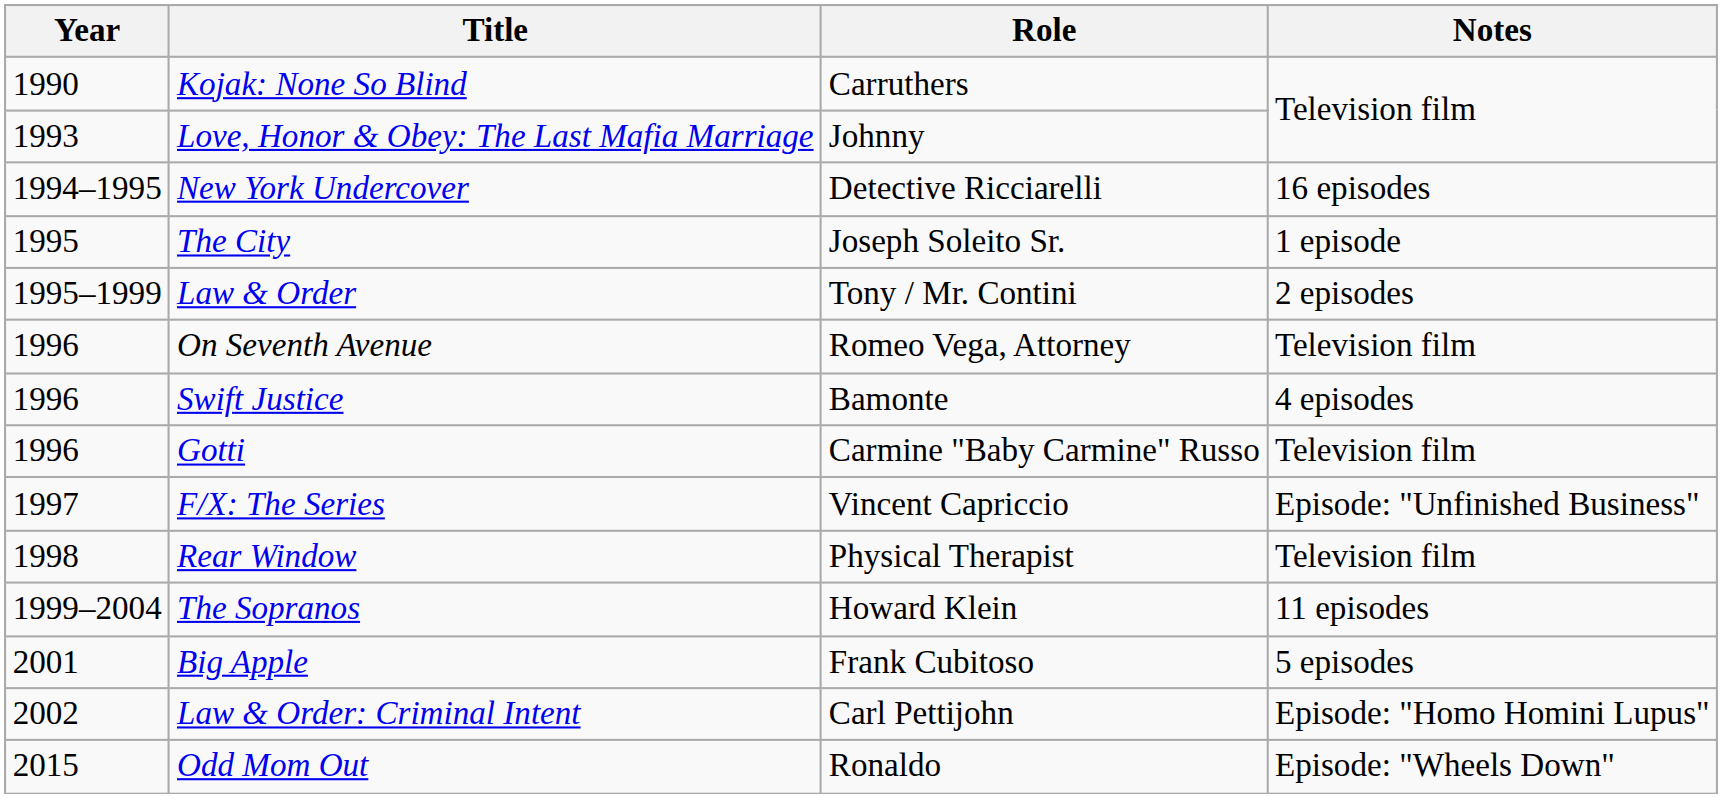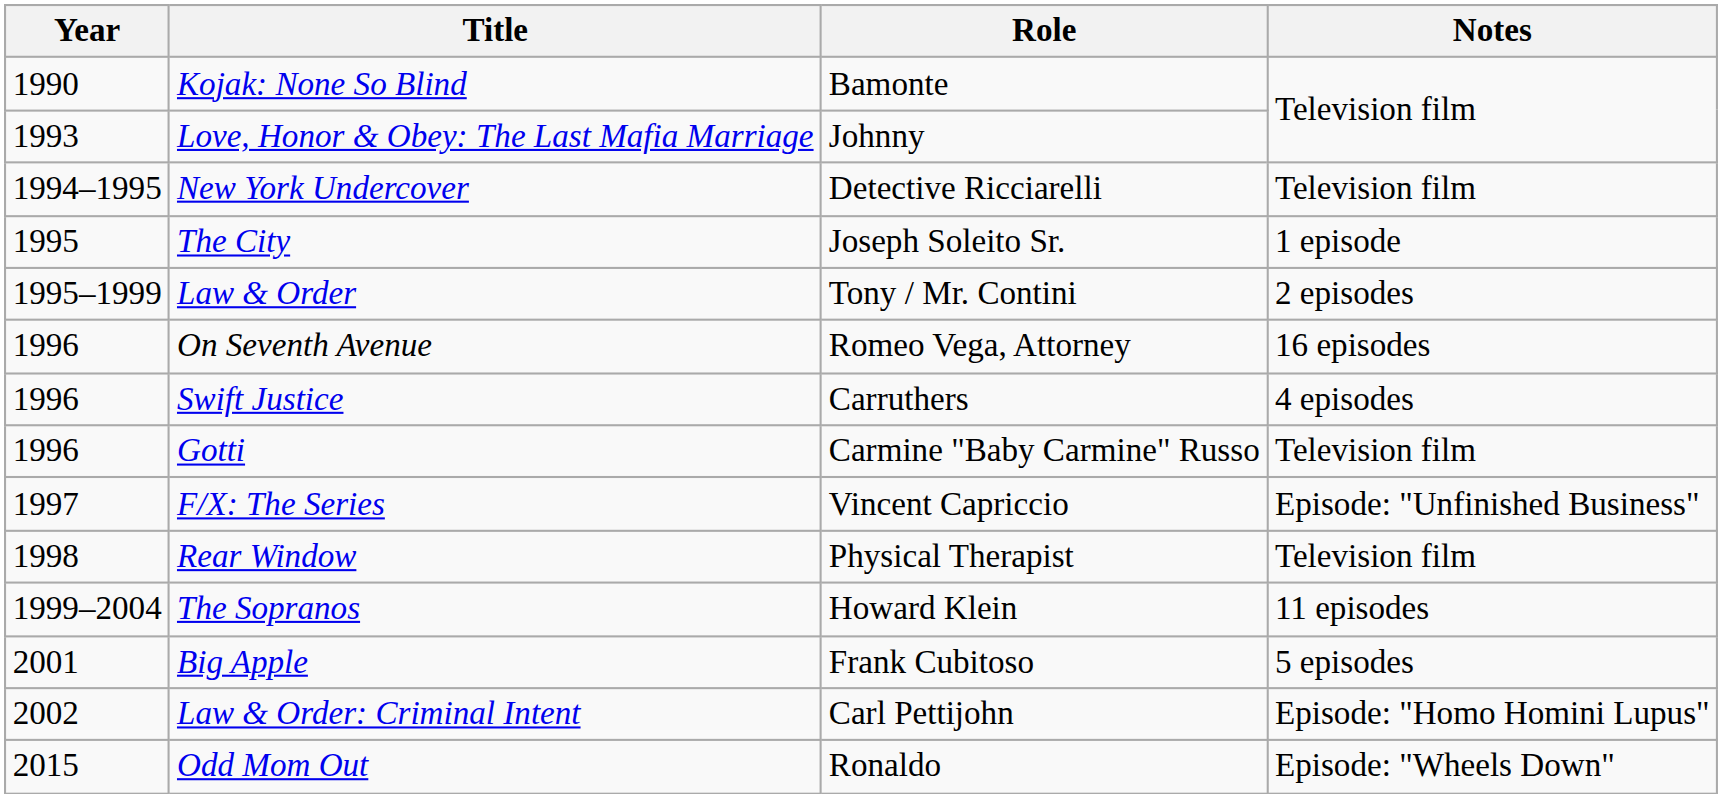(899, 83) Carruthers -> (889, 83) Bamonte
(1353, 188) 16 episodes -> (1375, 188) Television film
(1375, 345) Television film -> (1353, 345) 16 episodes
(889, 398) Bamonte -> (899, 398) Carruthers
